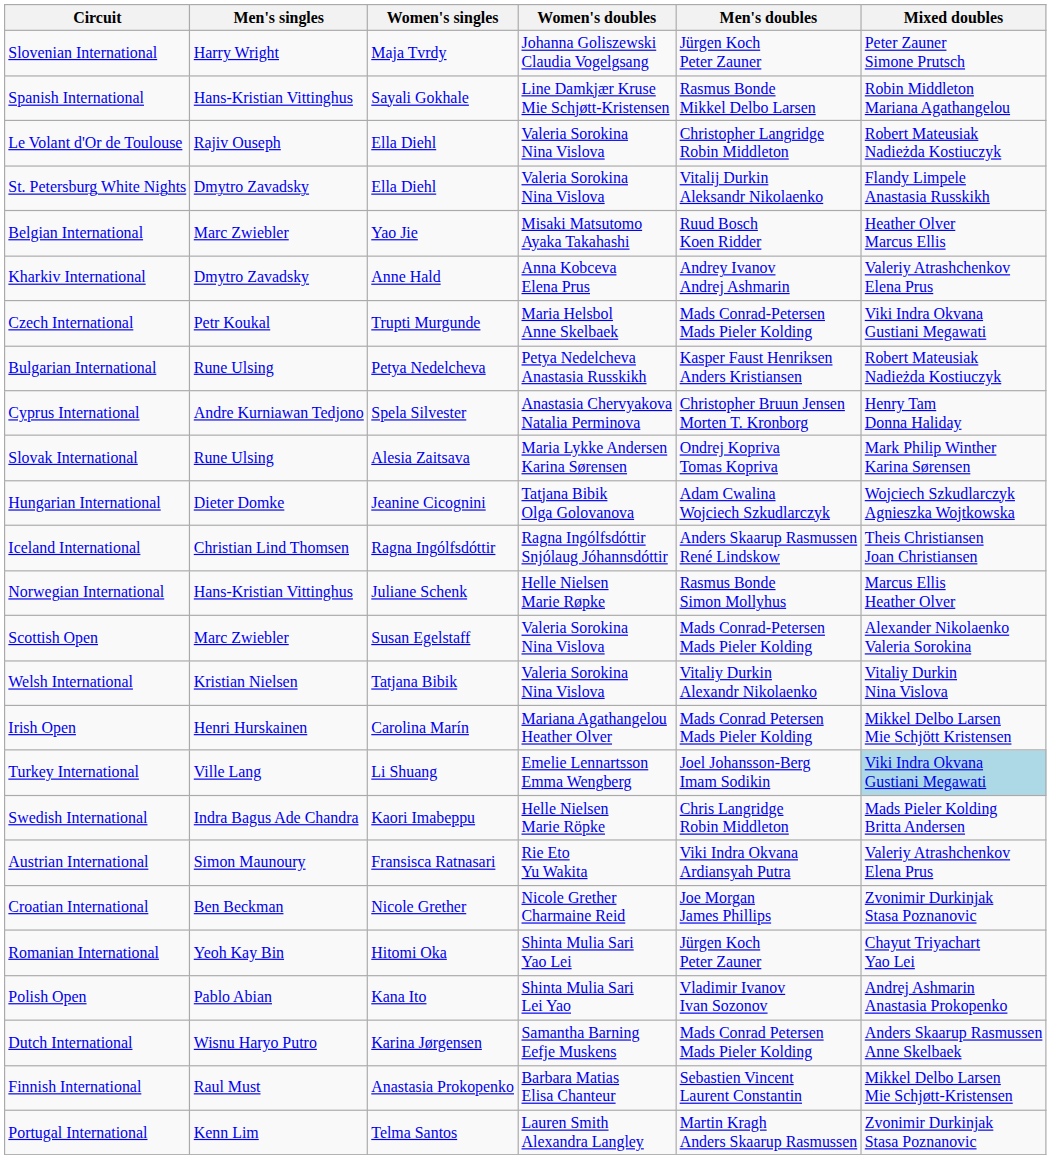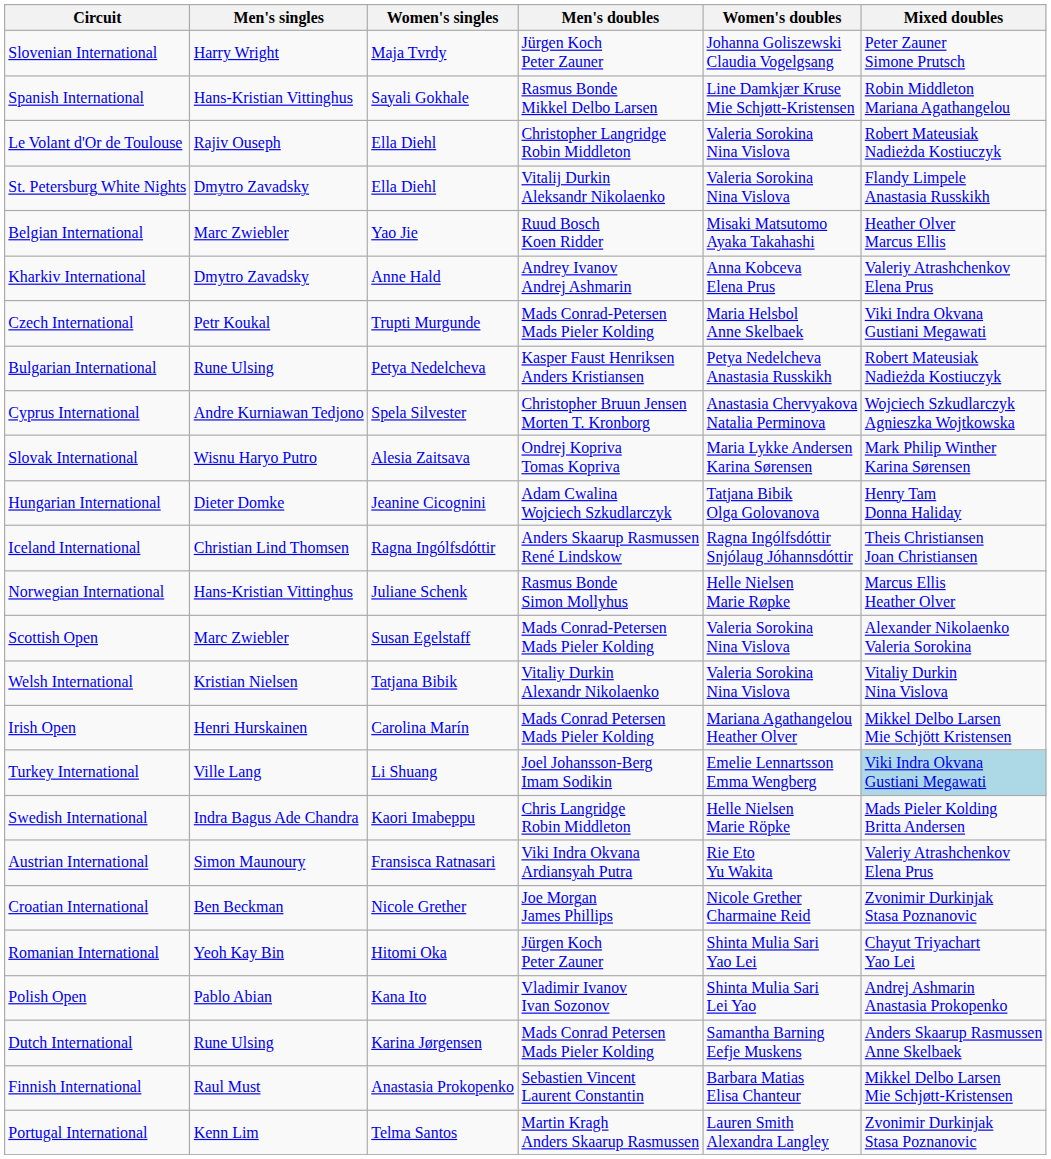columns swapped: (768, 17) <-> (597, 17)
(913, 412) Henry Tam Donna Haliday -> (940, 412) Wojciech Szkudlarczyk Agnieszka Wojtkowska
(234, 457) Rune Ulsing -> (255, 457) Wisnu Haryo Putro
(940, 502) Wojciech Szkudlarczyk Agnieszka Wojtkowska -> (913, 502) Henry Tam Donna Haliday
(255, 1042) Wisnu Haryo Putro -> (234, 1042) Rune Ulsing
